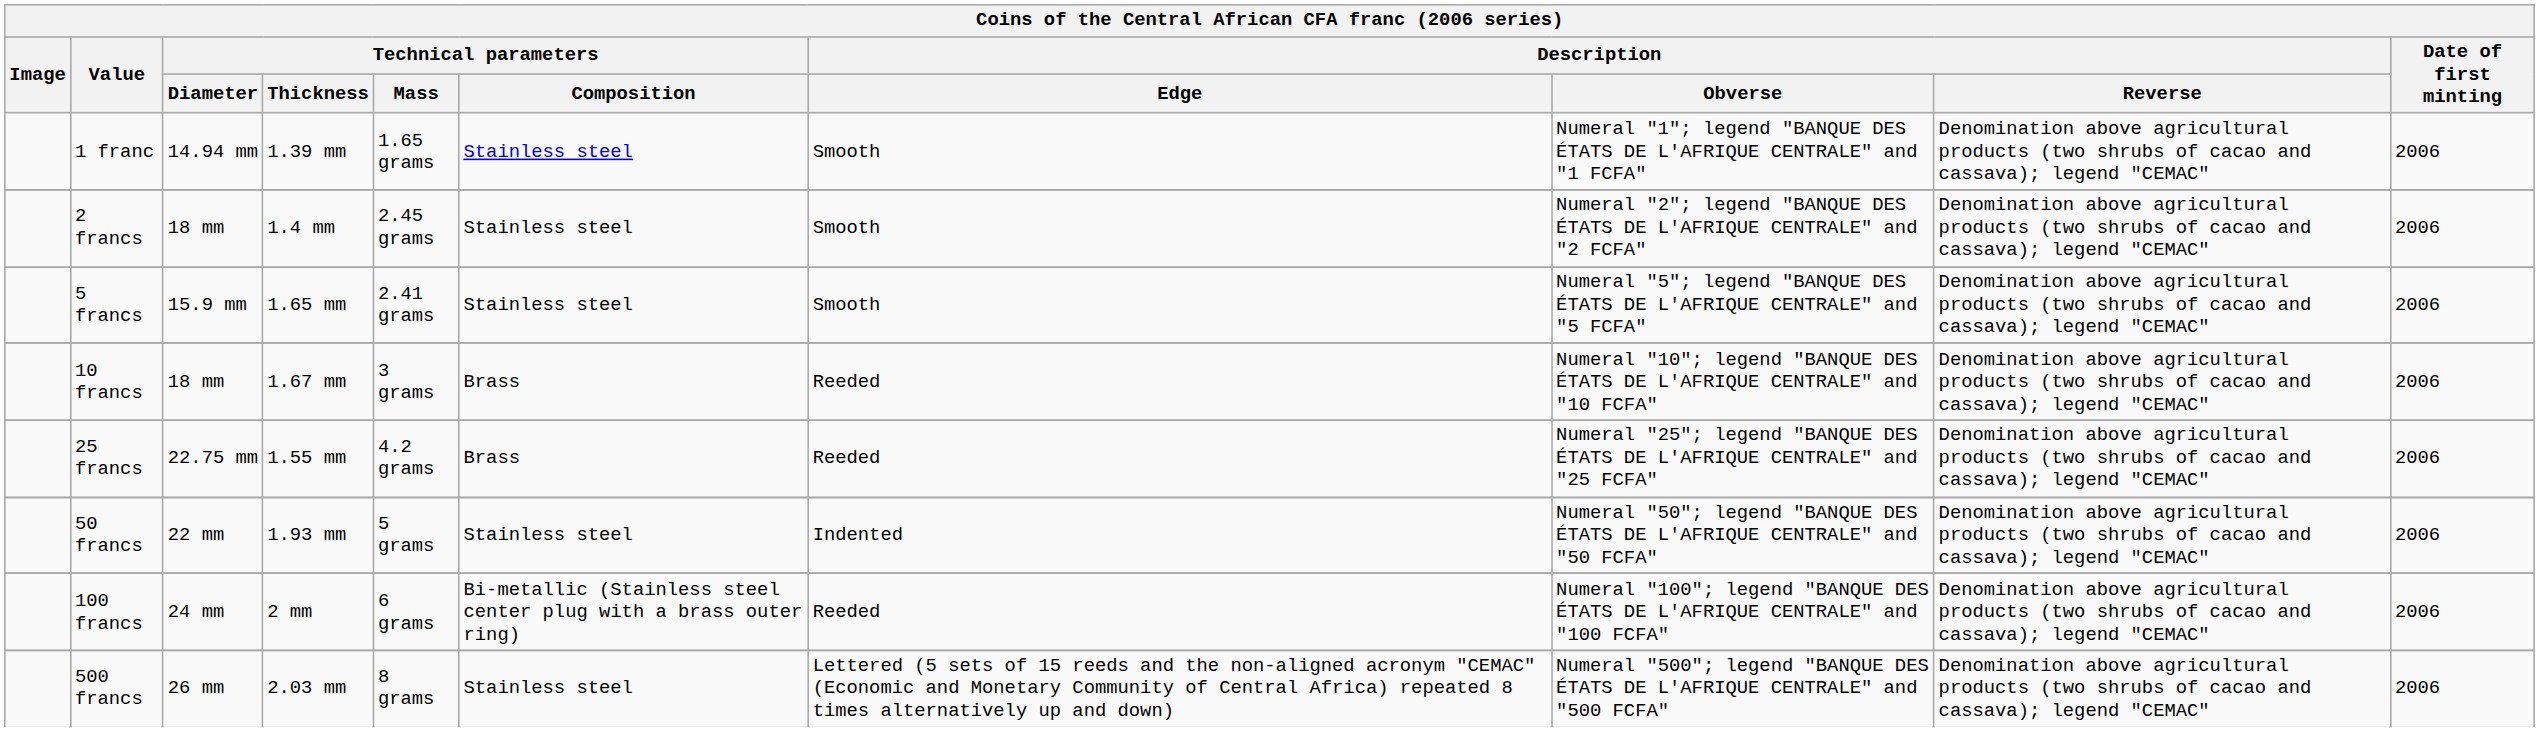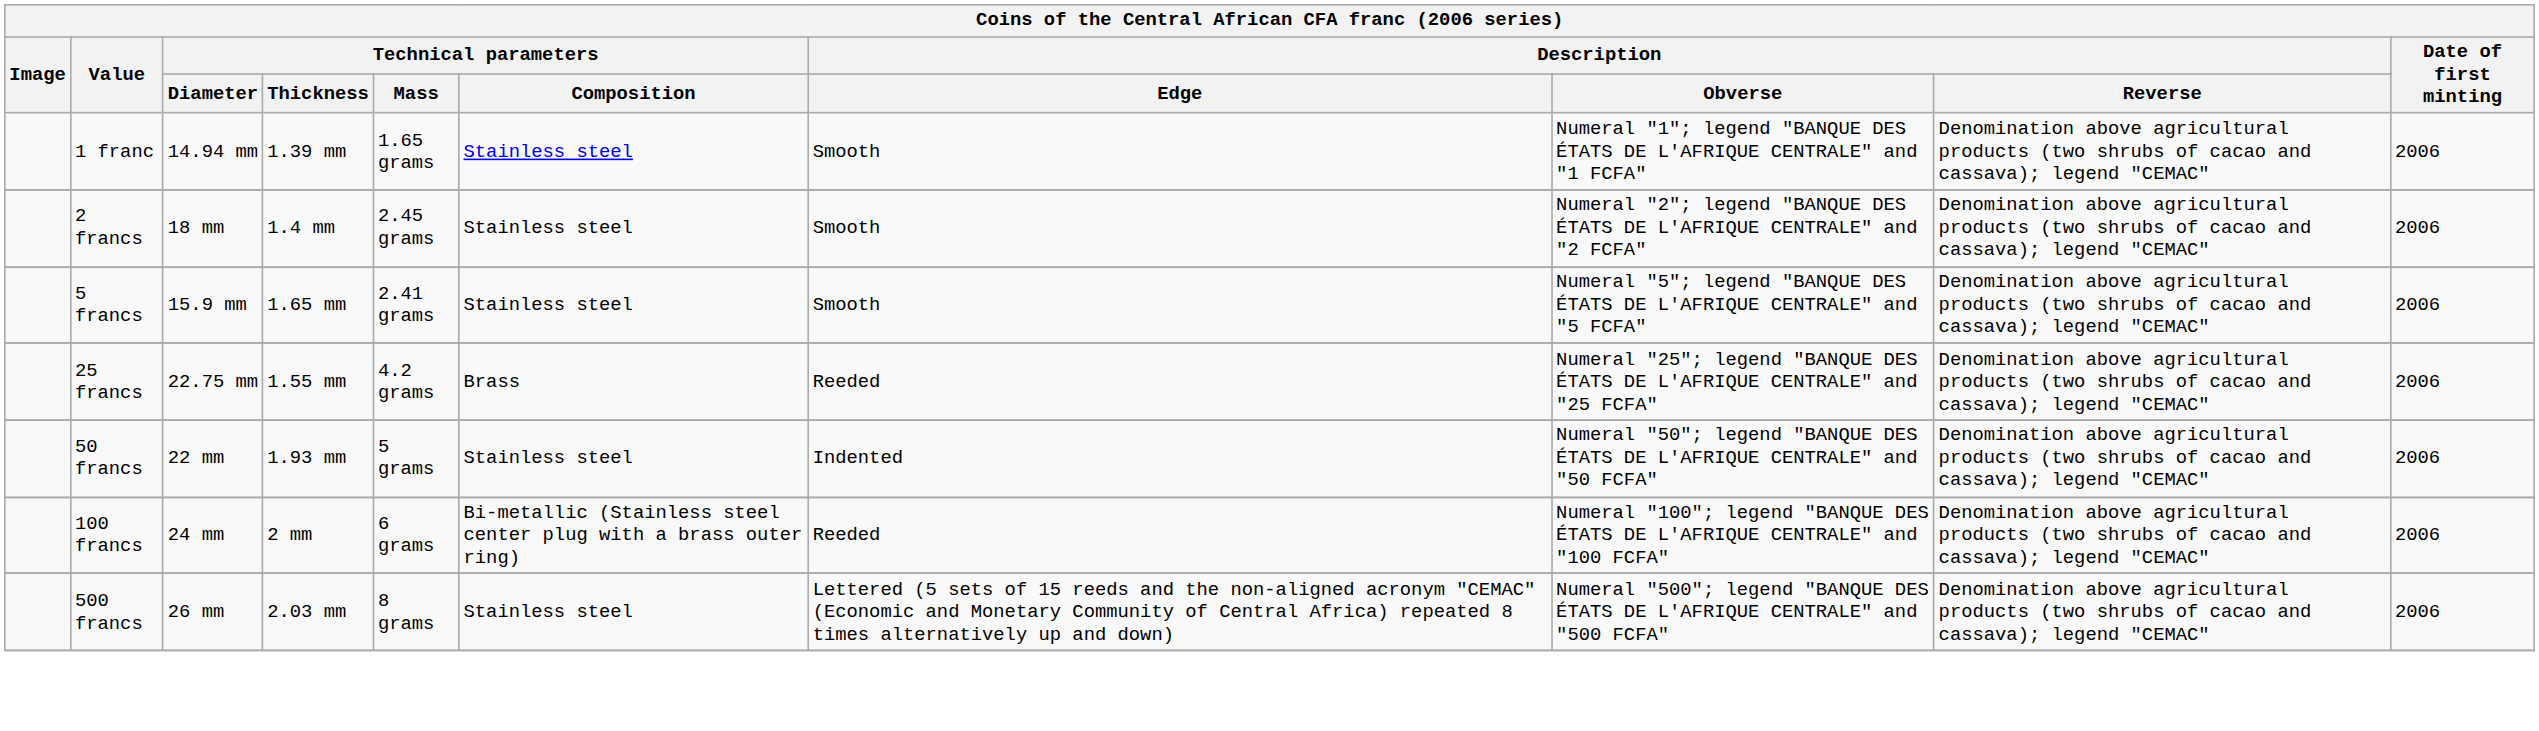- row: (109, 381)
